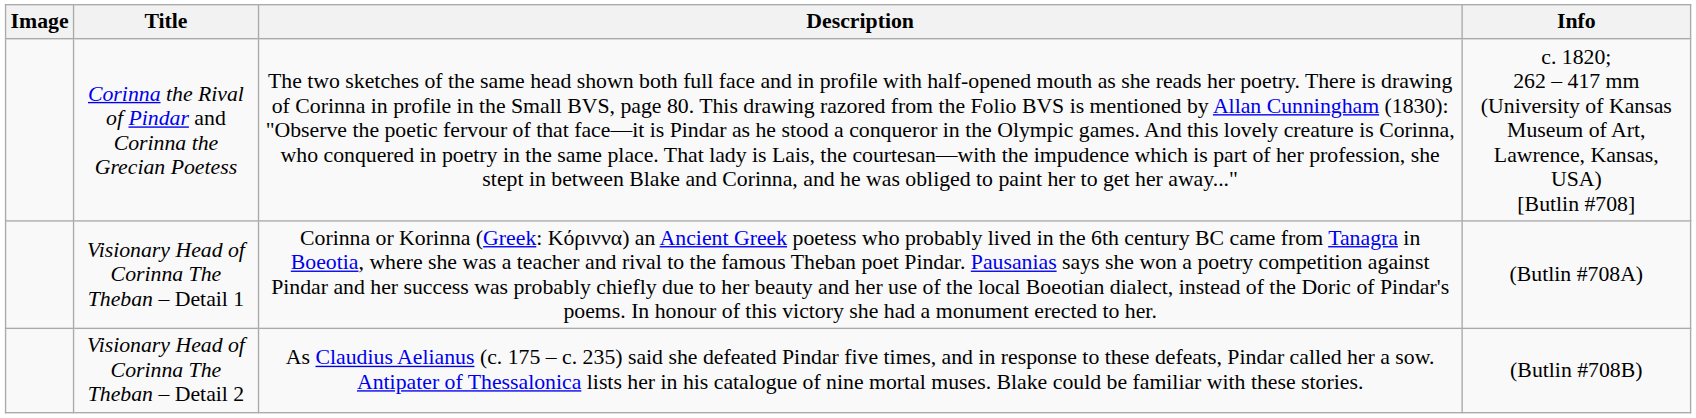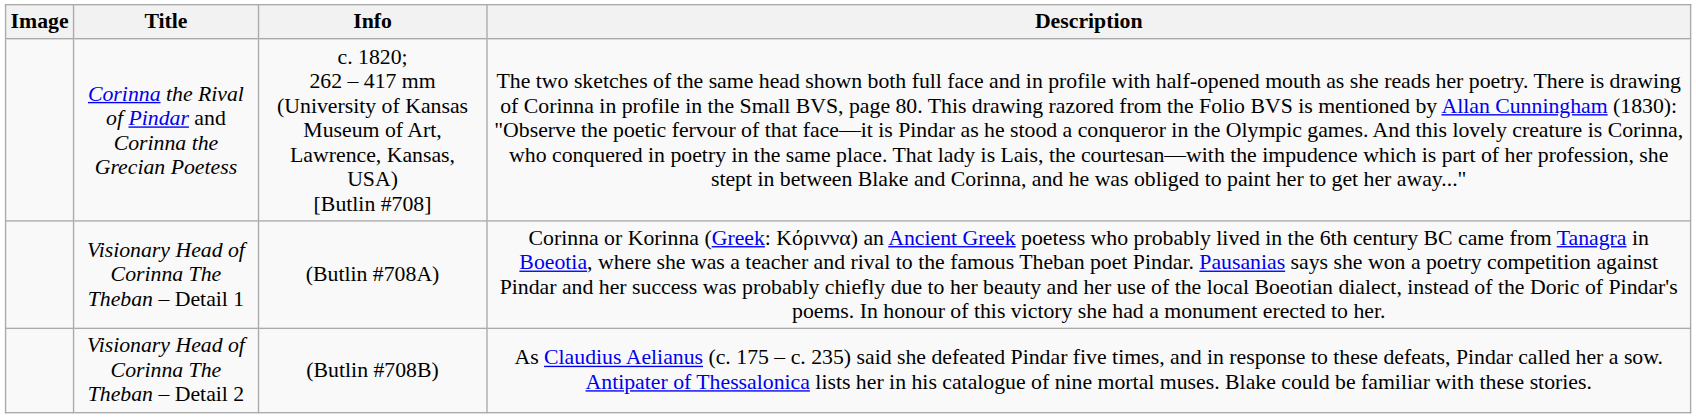columns swapped: (1576, 21) <-> (860, 21)
